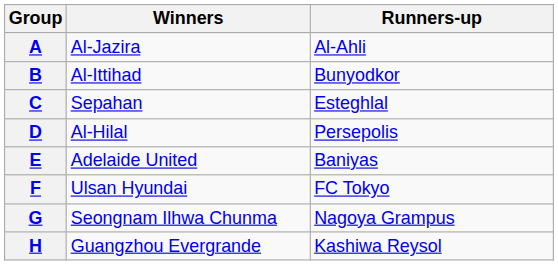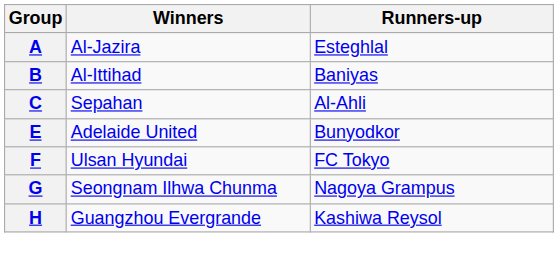(340, 47) Al-Ahli -> (351, 47) Esteghlal
(357, 75) Bunyodkor -> (346, 75) Baniyas
(351, 103) Esteghlal -> (340, 103) Al-Ahli
- row: (36, 132)
(346, 160) Baniyas -> (357, 132) Bunyodkor
